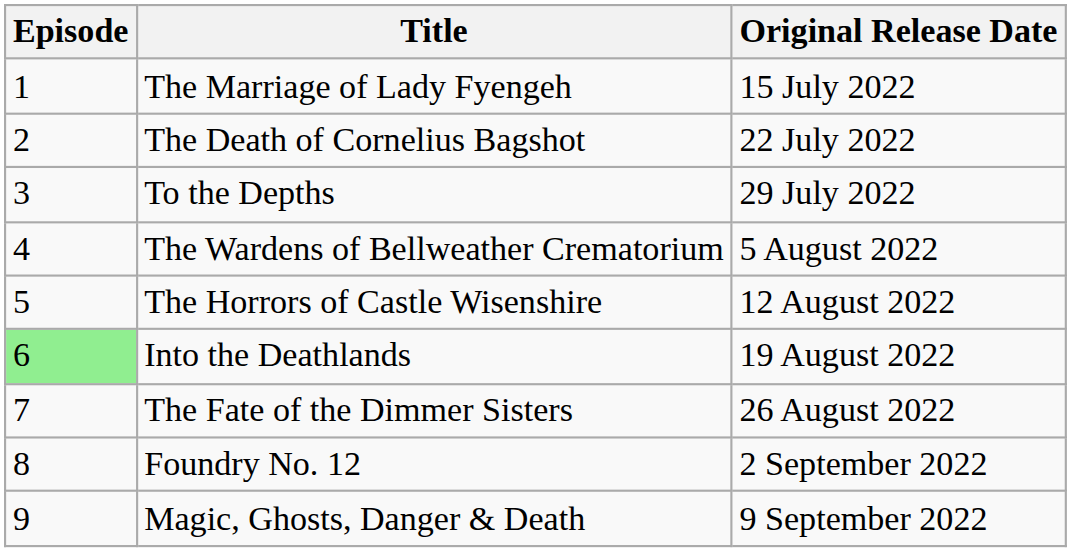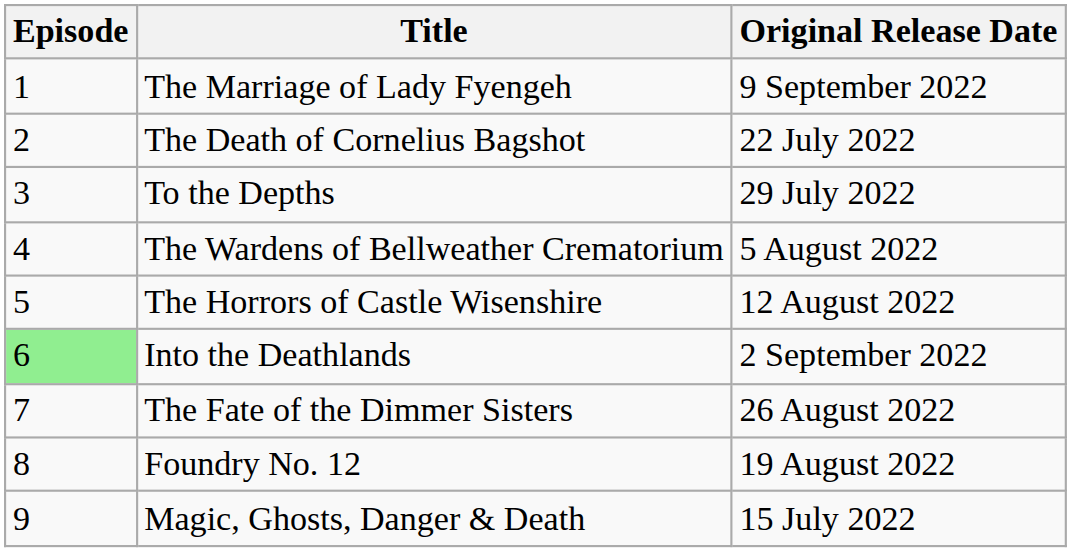(828, 85) 15 July 2022 -> (863, 85) 9 September 2022
(847, 355) 19 August 2022 -> (863, 355) 2 September 2022
(863, 463) 2 September 2022 -> (847, 463) 19 August 2022
(863, 517) 9 September 2022 -> (828, 517) 15 July 2022
